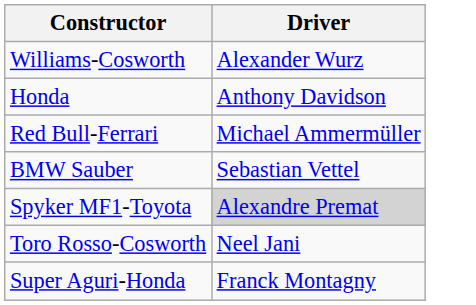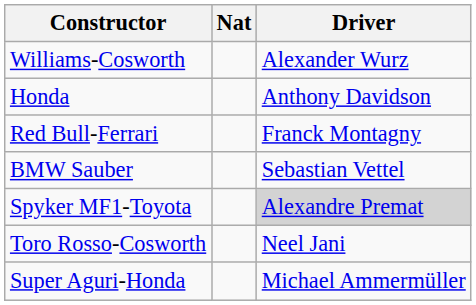+ column: (234, 23)
(319, 133) Michael Ammermüller -> (341, 133) Franck Montagny
(296, 281) Franck Montagny -> (364, 281) Michael Ammermüller
